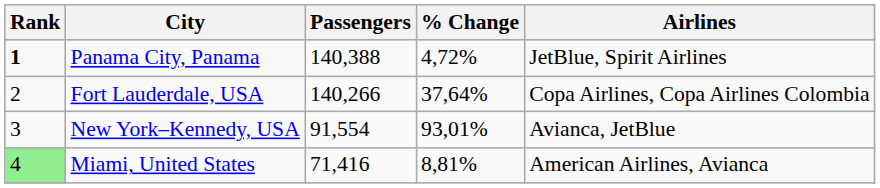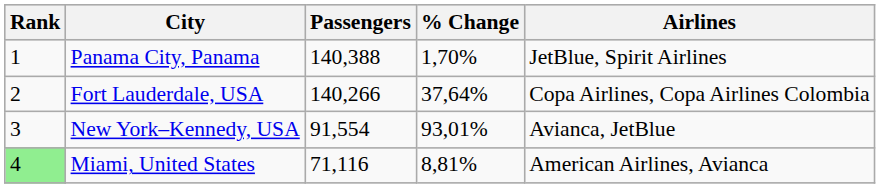(15, 57) bold -> (15, 57) normal
(449, 57) 4,72% -> (449, 57) 1,70%
(340, 164) 71,416 -> (339, 164) 71,116
